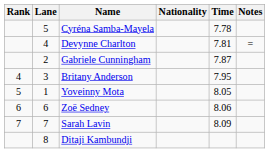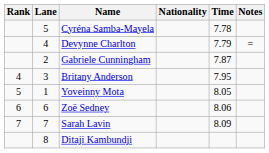(223, 44) 7.81 -> (223, 44) 7.79
